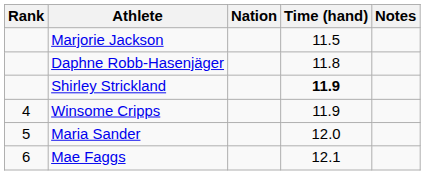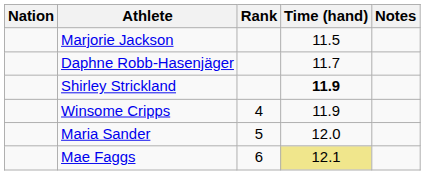columns swapped: (26, 16) <-> (254, 16)
(326, 63) 11.8 -> (326, 63) 11.7
(326, 157) no background -> (326, 157) khaki background
